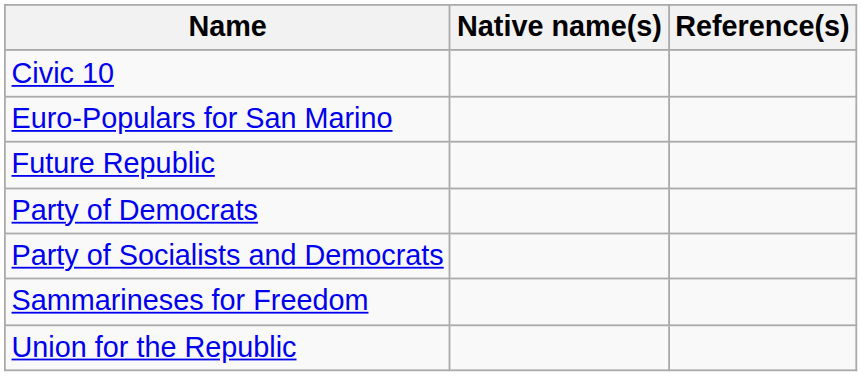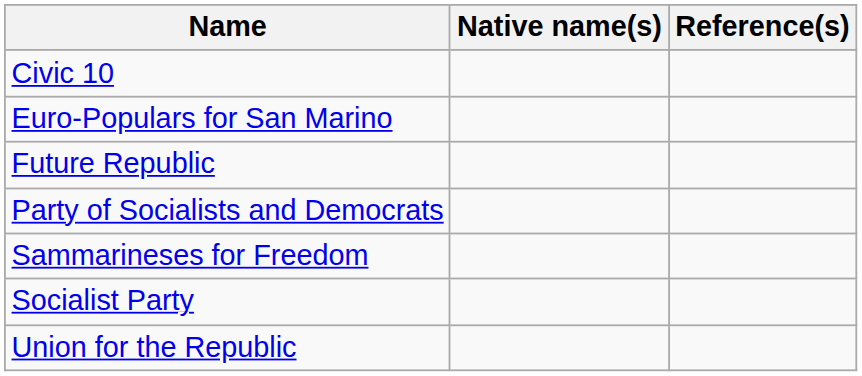- row: (135, 210)
+ row: (103, 301)
